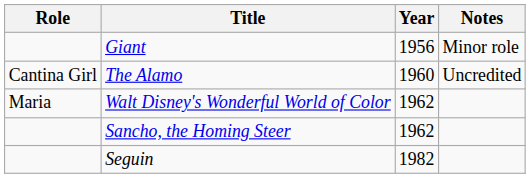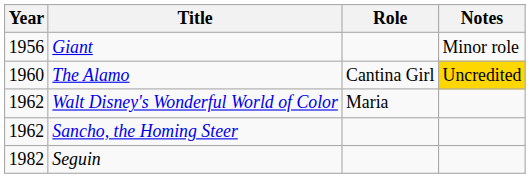columns swapped: (417, 18) <-> (53, 18)
(482, 74) no background -> (482, 74) gold background
